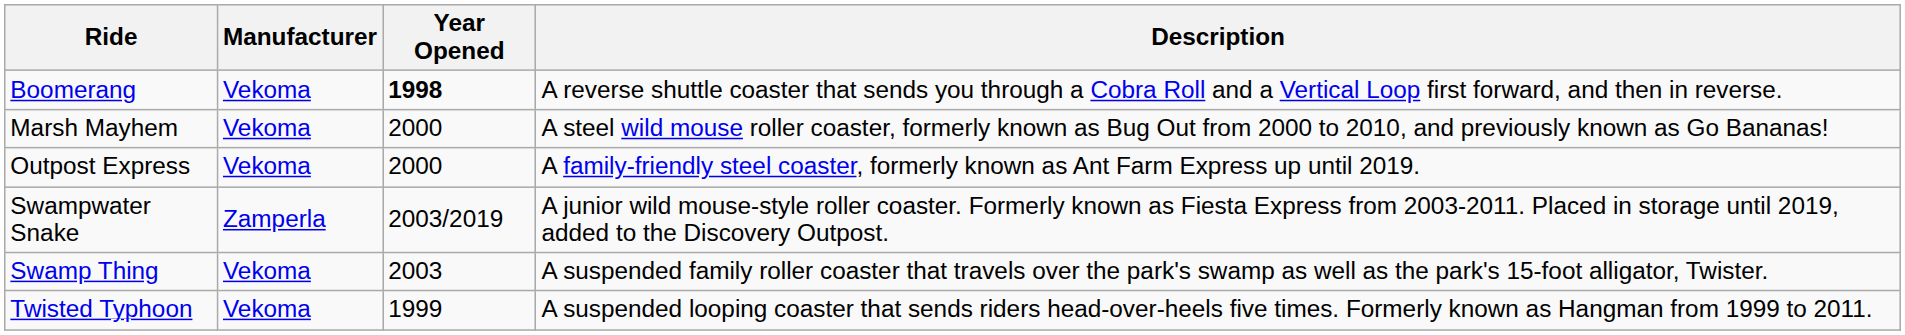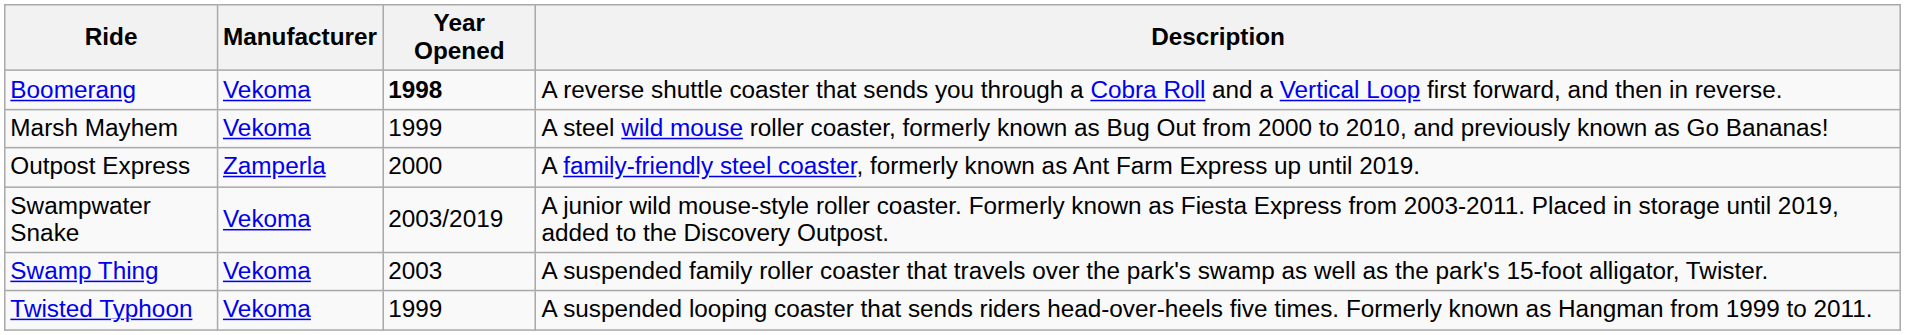(415, 128) 2000 -> (415, 128) 1999
(267, 166) Vekoma -> (274, 166) Zamperla
(274, 219) Zamperla -> (267, 219) Vekoma
